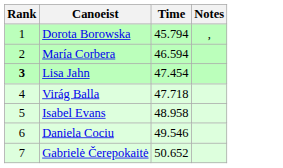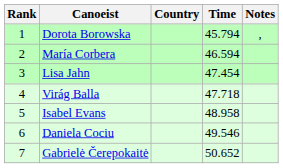+ column: (177, 14)
(22, 73) bold -> (22, 73) normal
